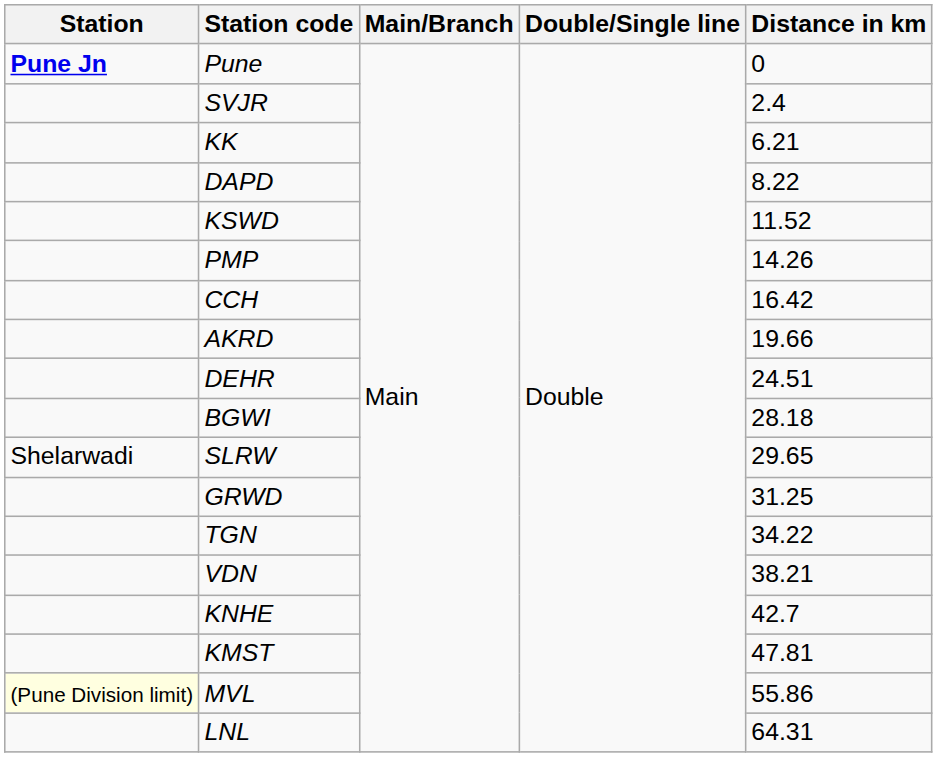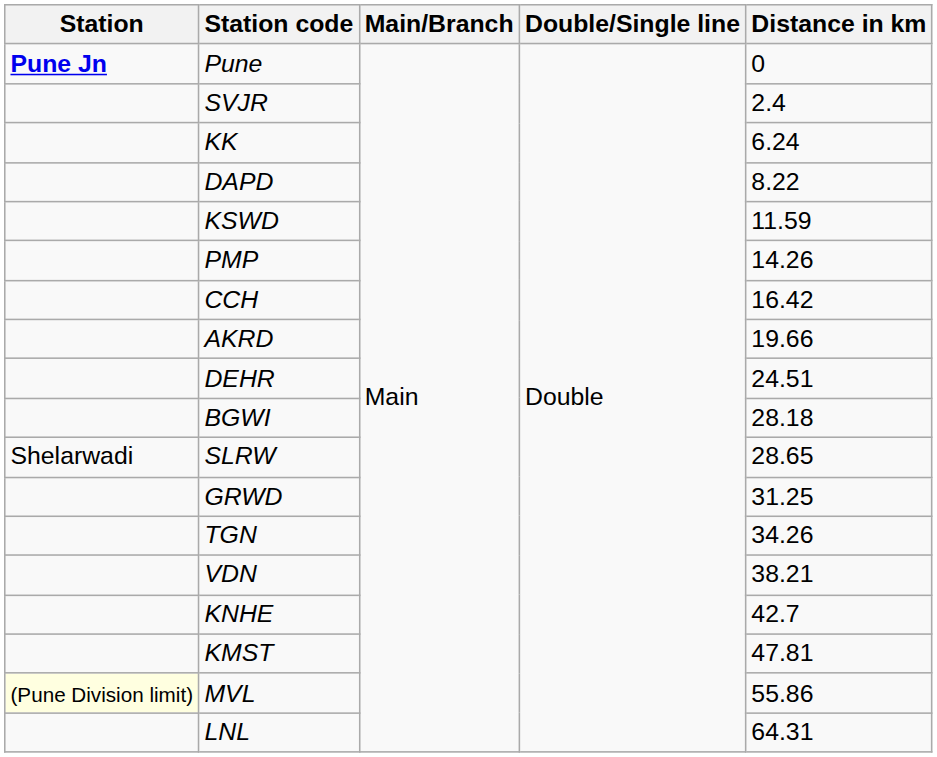(776, 142) 6.21 -> (776, 142) 6.24
(781, 220) 11.52 -> (781, 220) 11.59
(782, 456) 29.65 -> (782, 456) 28.65
(782, 535) 34.22 -> (782, 535) 34.26
